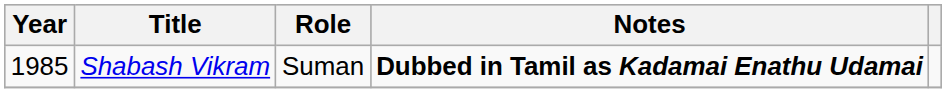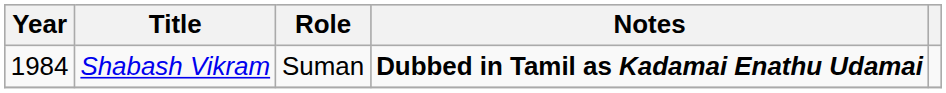(40, 66) 1985 -> (40, 66) 1984
